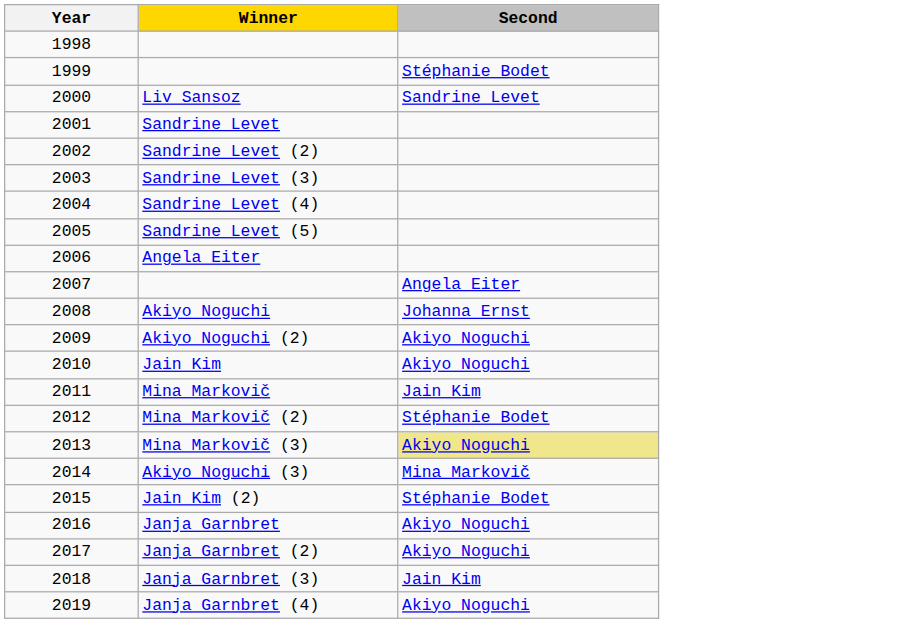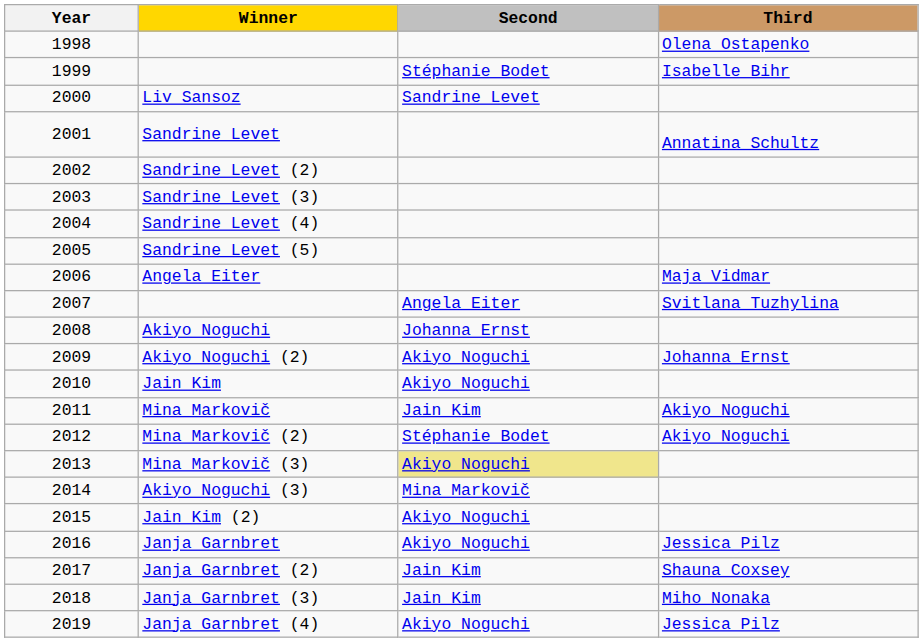+ column: (788, 18)
(476, 499) Stéphanie Bodet -> (466, 517) Akiyo Noguchi
(466, 552) Akiyo Noguchi -> (441, 571) Jain Kim
